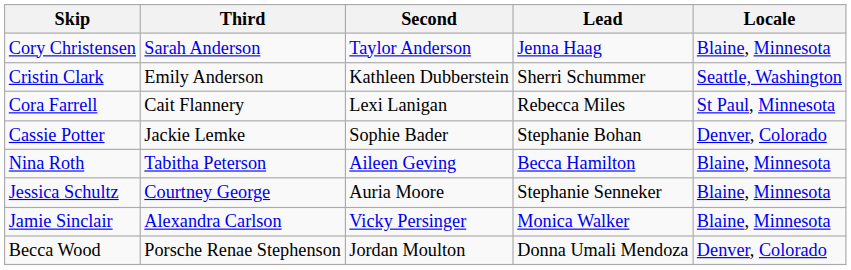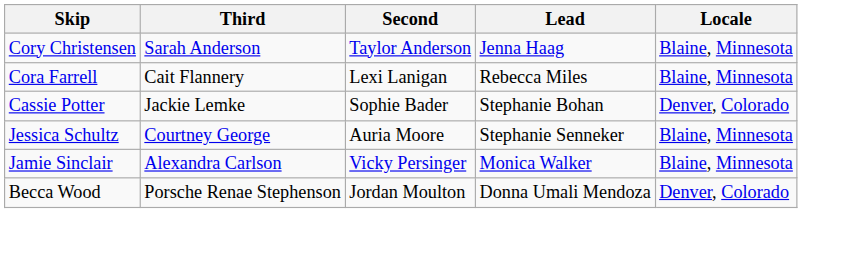- row: (56, 76)
(766, 105) St Paul, Minnesota -> (726, 76) Blaine, Minnesota
- row: (47, 163)
